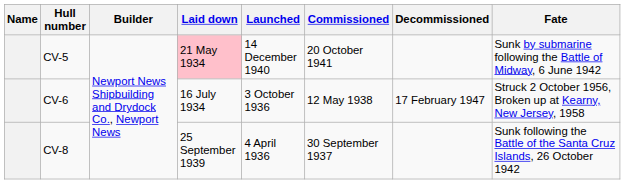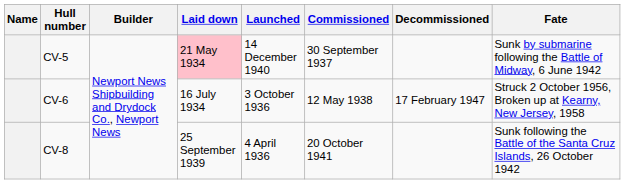(335, 57) 20 October 1941 -> (343, 57) 30 September 1937
(343, 150) 30 September 1937 -> (335, 150) 20 October 1941
